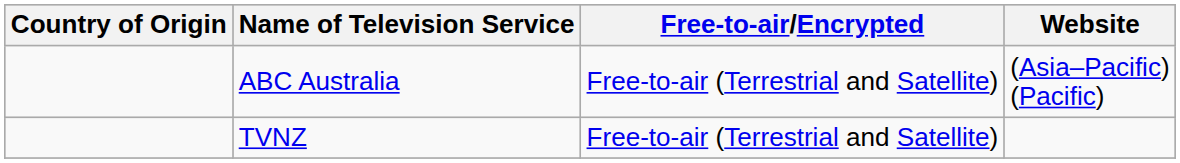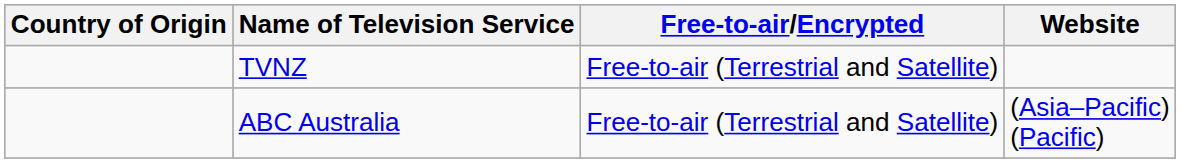rows swapped: (319, 81) <-> (273, 137)
